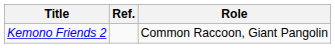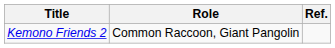columns swapped: (234, 14) <-> (124, 14)
